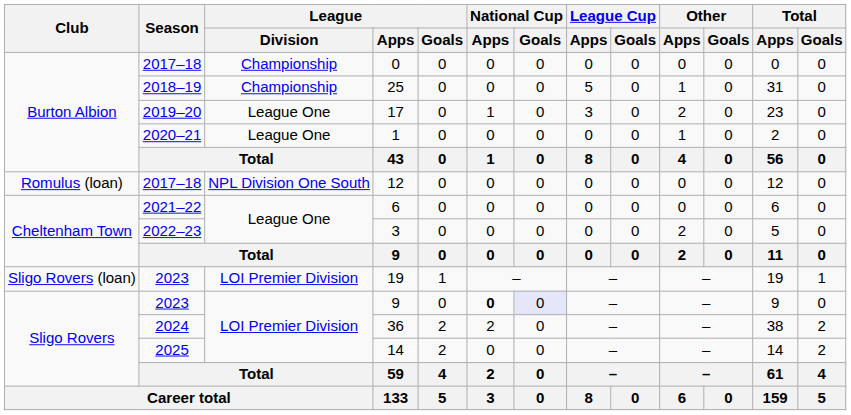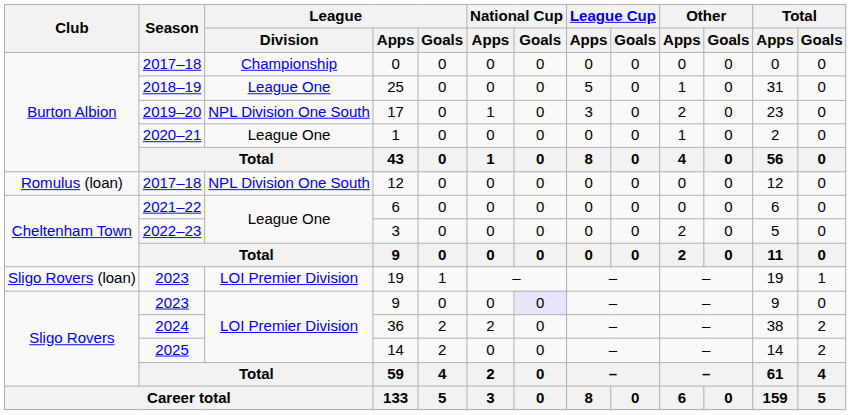(289, 87) Championship -> (289, 87) League One
(289, 111) League One -> (289, 111) NPL Division One South
(490, 302) bold -> (490, 302) normal
